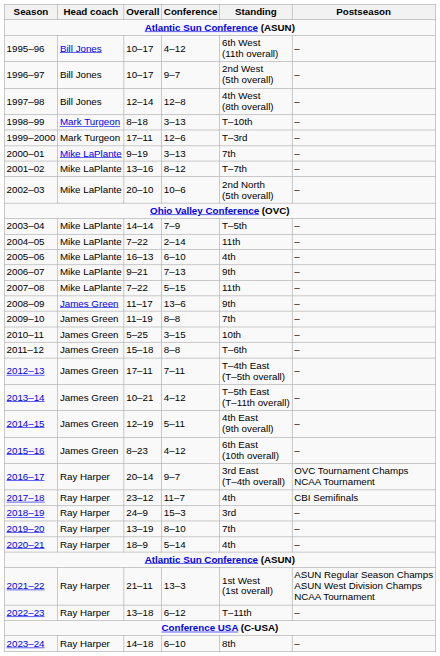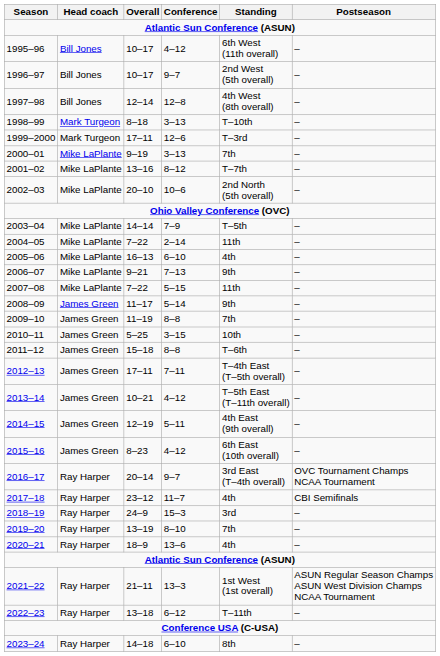(175, 303) 13–6 -> (175, 303) 5–14
(175, 544) 5–14 -> (175, 544) 13–6
